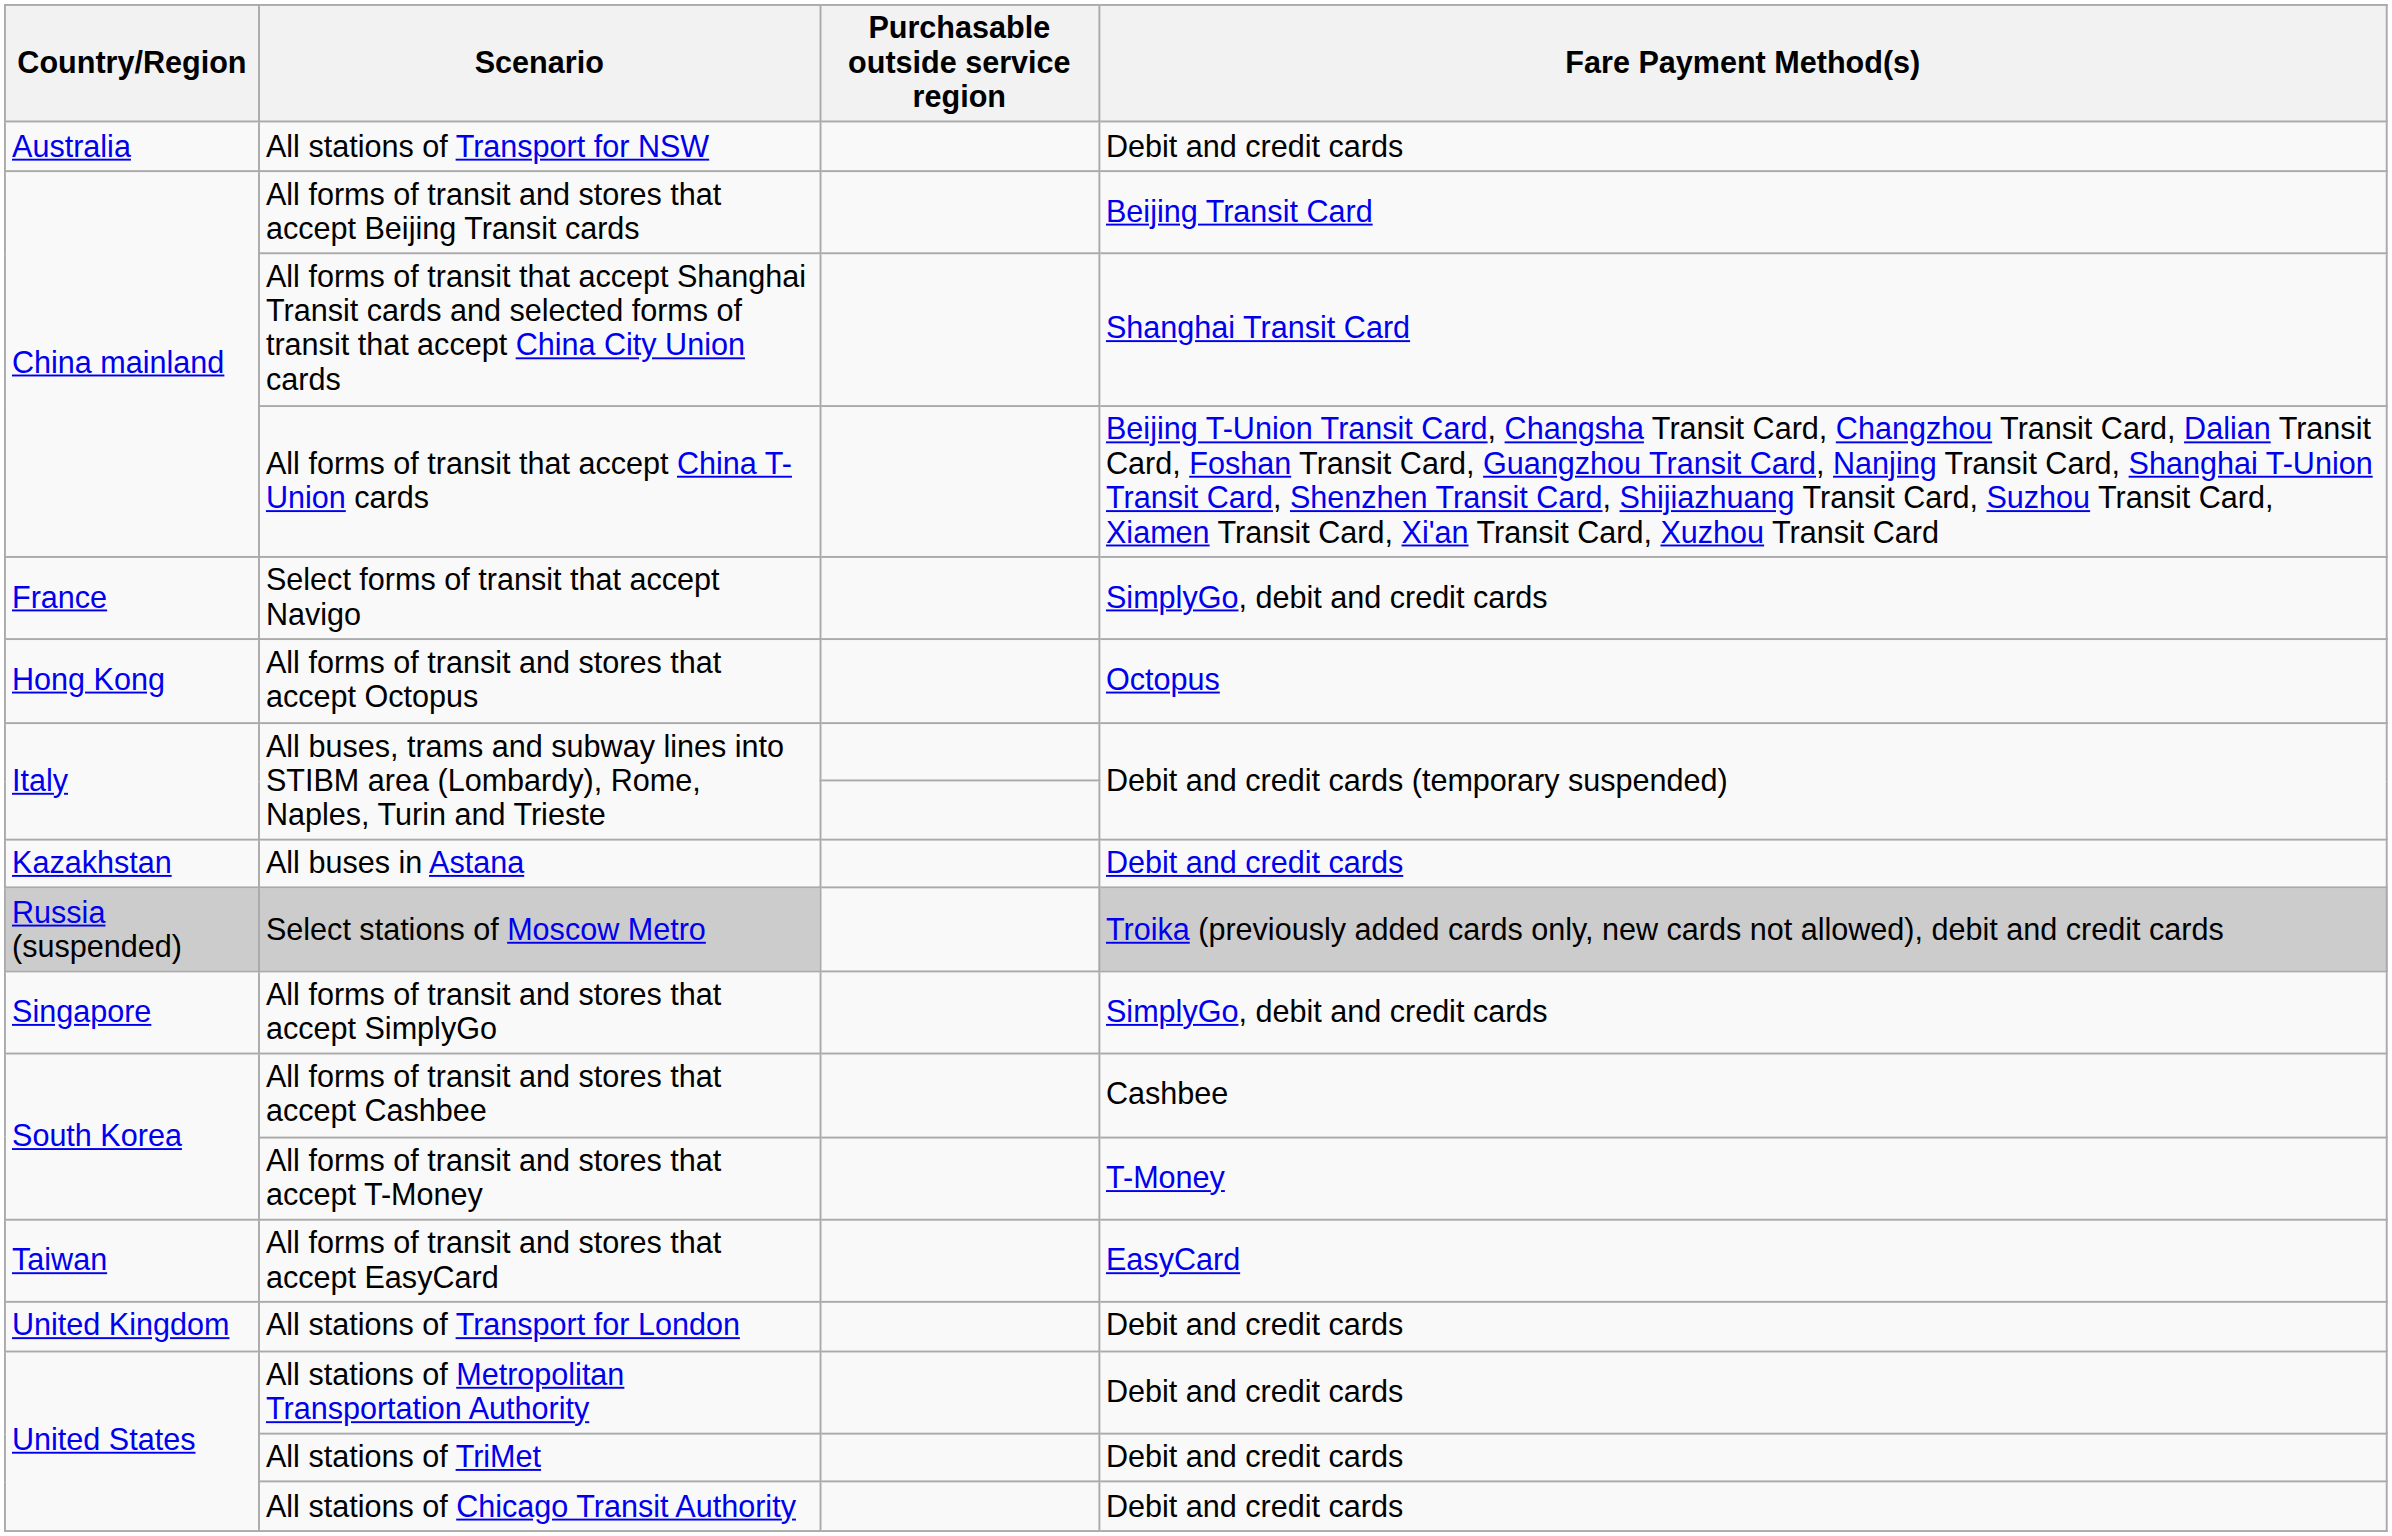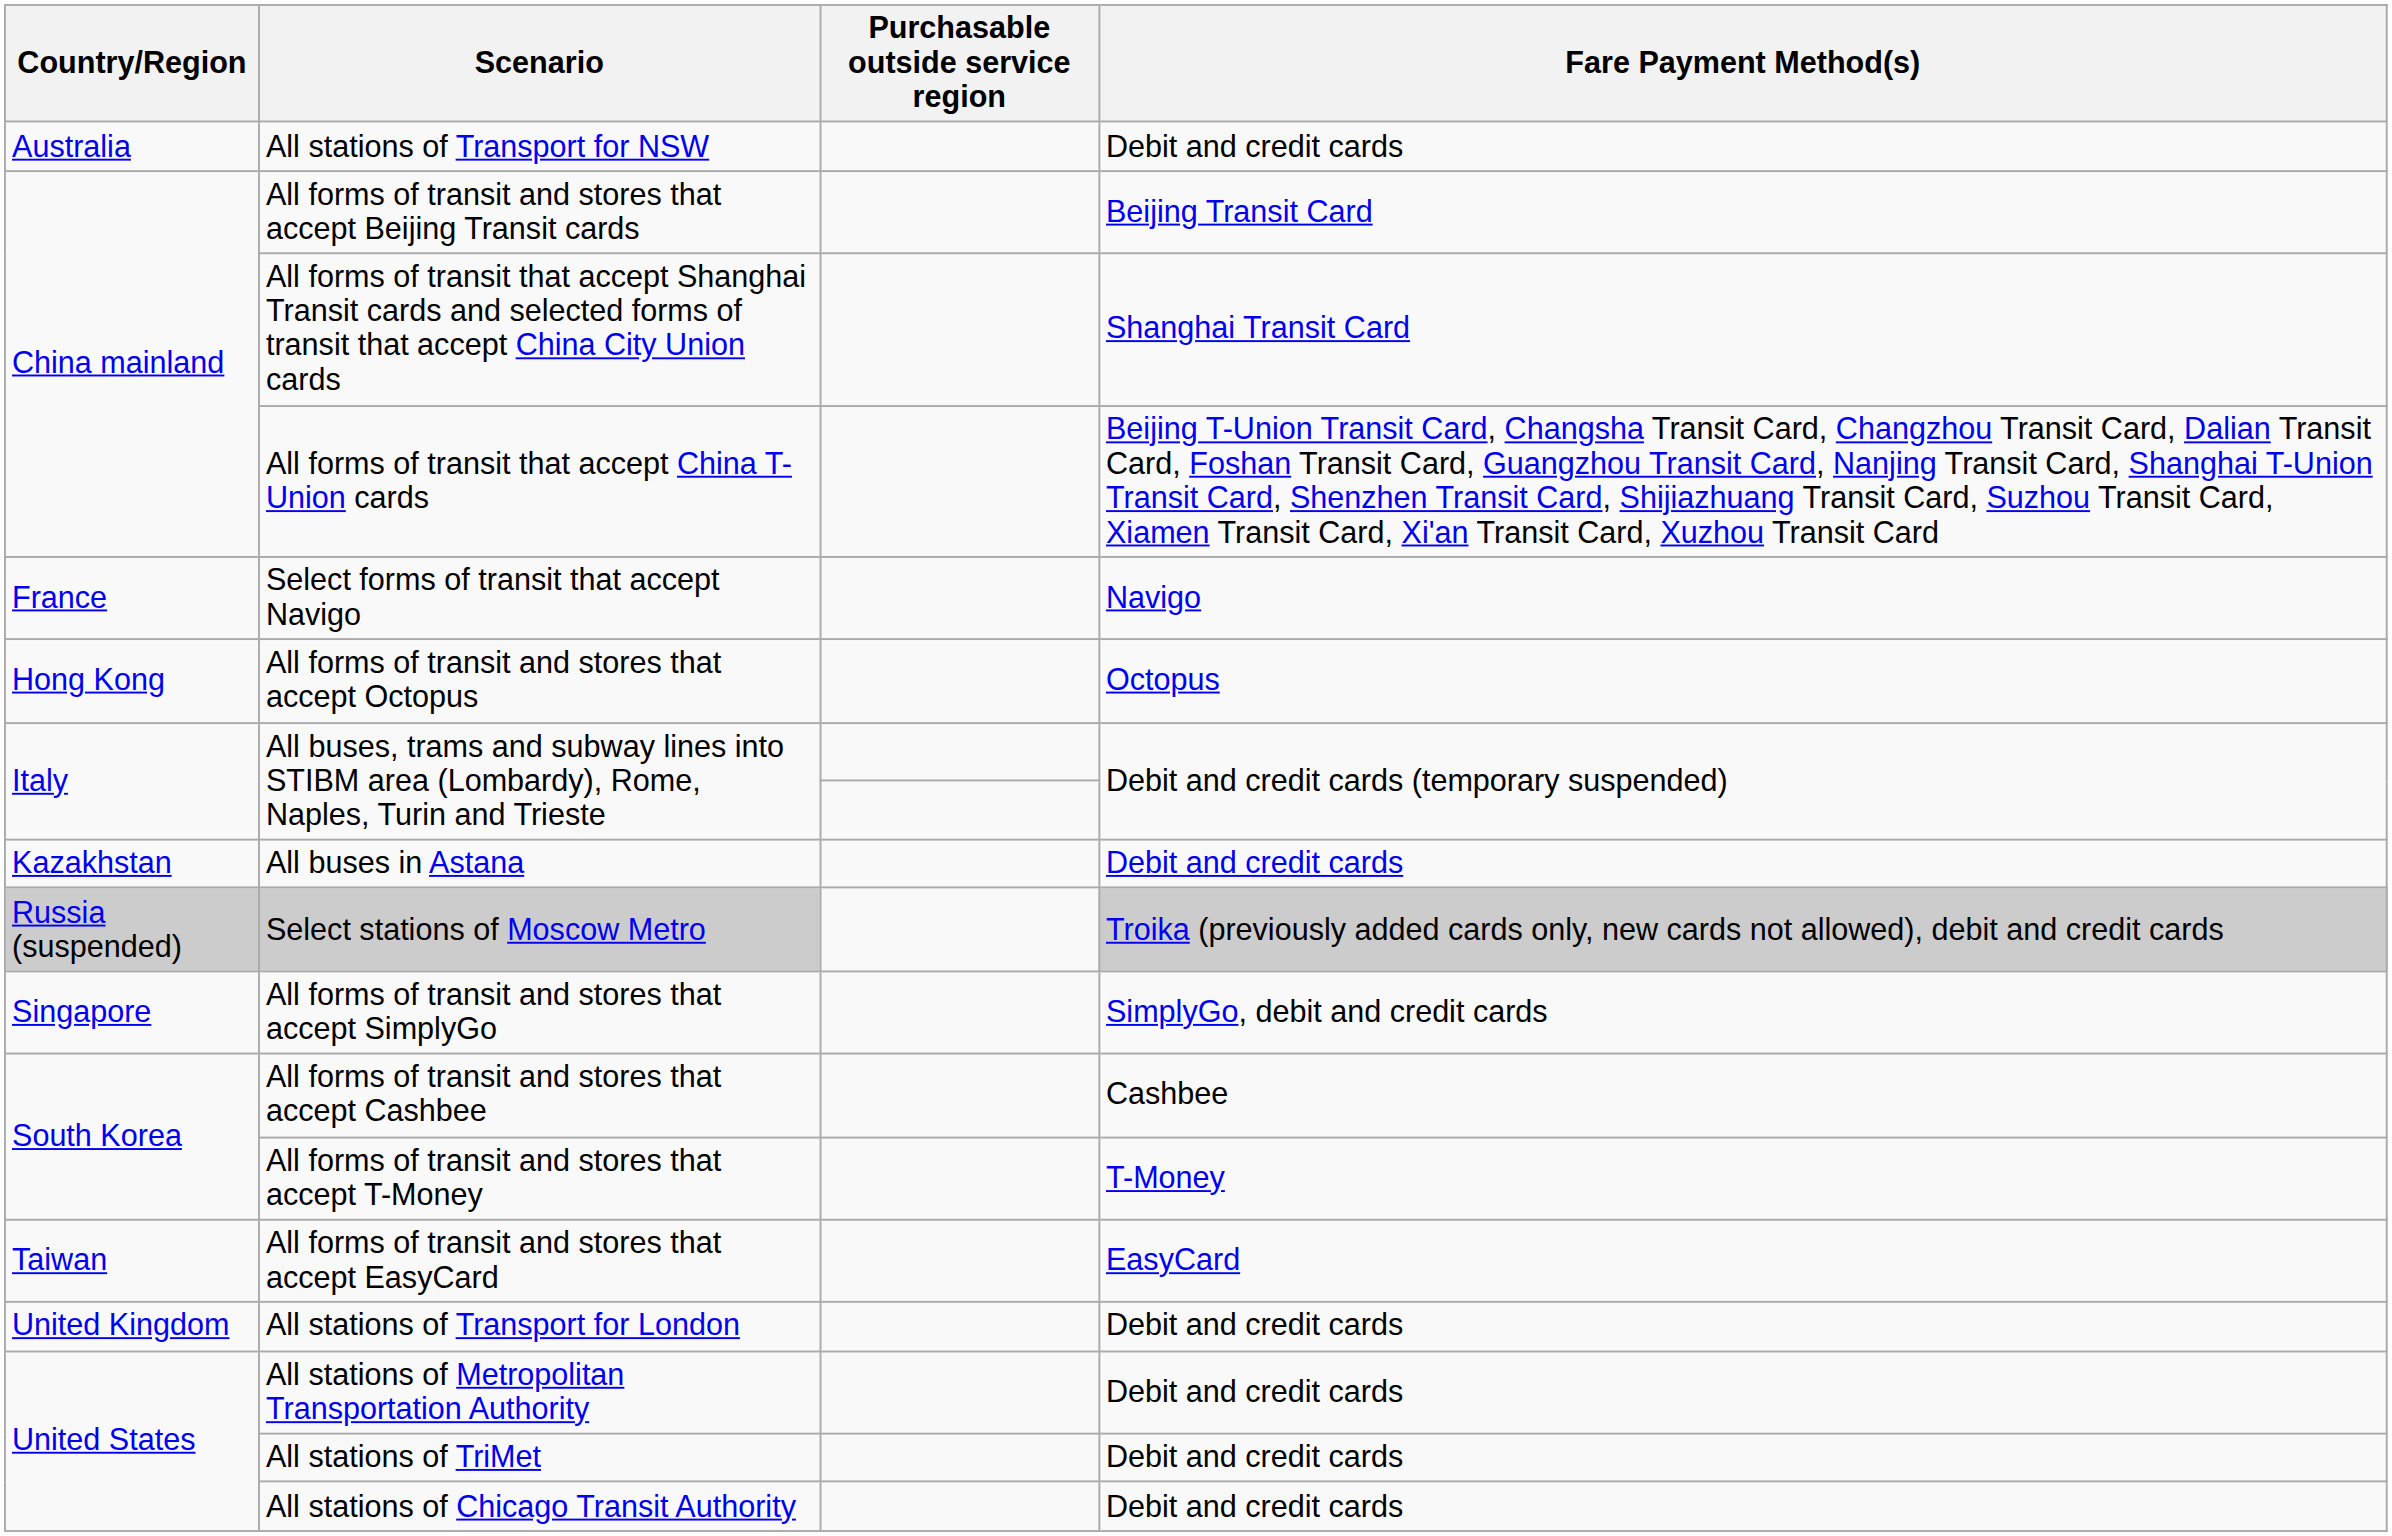(1327, 597) SimplyGo, debit and credit cards -> (1154, 597) Navigo
